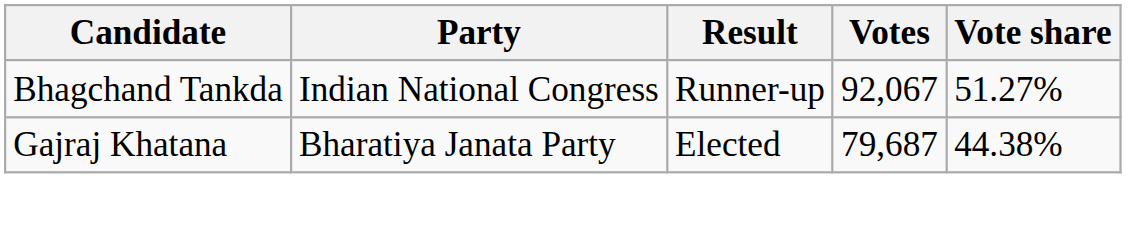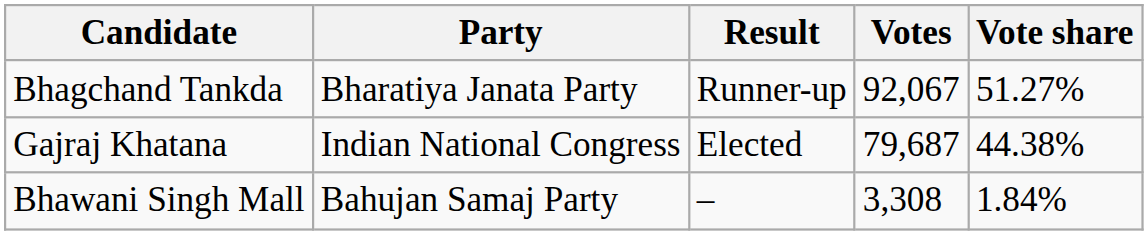(479, 88) Indian National Congress -> (479, 88) Bharatiya Janata Party
(457, 144) Bharatiya Janata Party -> (501, 144) Indian National Congress
+ row: (159, 199)
